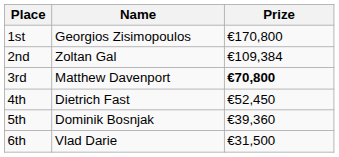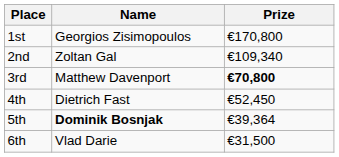(255, 57) €109,384 -> (255, 57) €109,340
(105, 120) normal -> (109, 120) bold
(251, 120) €39,360 -> (251, 120) €39,364
